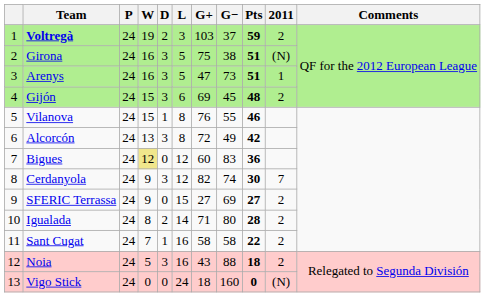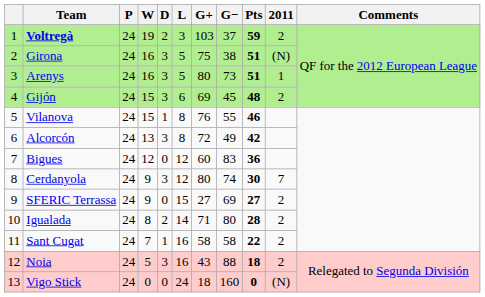(204, 76) 47 -> (204, 76) 80
(148, 158) khaki background -> (148, 158) no background
(204, 179) 82 -> (204, 179) 80
